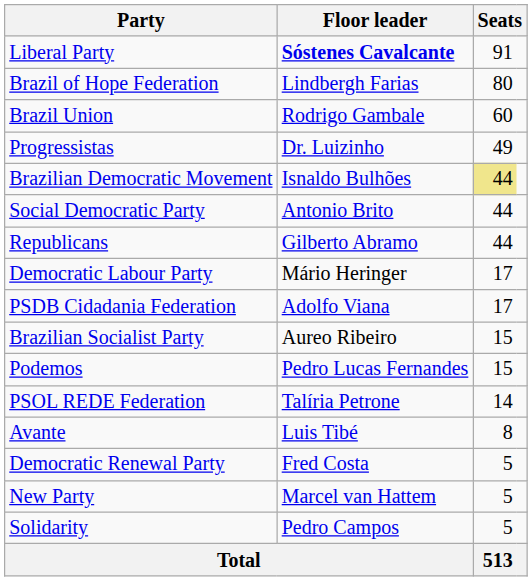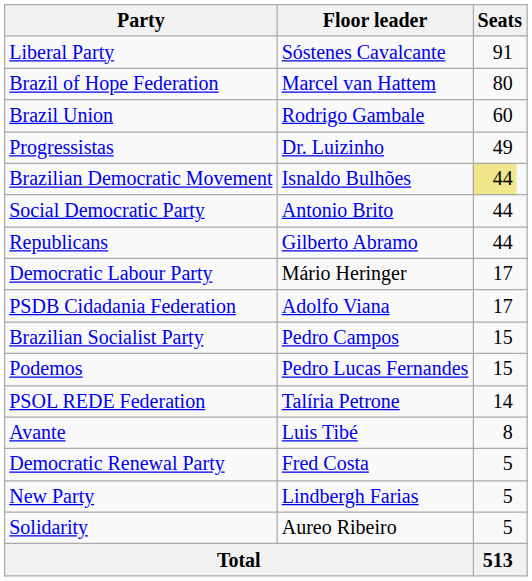(368, 52) bold -> (364, 52) normal
(350, 83) Lindbergh Farias -> (359, 83) Marcel van Hattem
(339, 337) Aureo Ribeiro -> (340, 337) Pedro Campos
(359, 496) Marcel van Hattem -> (350, 496) Lindbergh Farias
(340, 527) Pedro Campos -> (339, 527) Aureo Ribeiro
